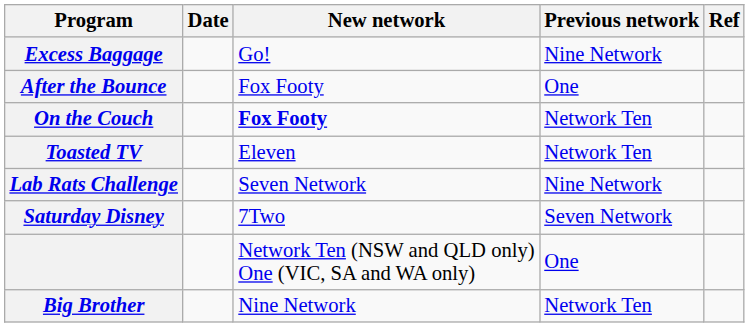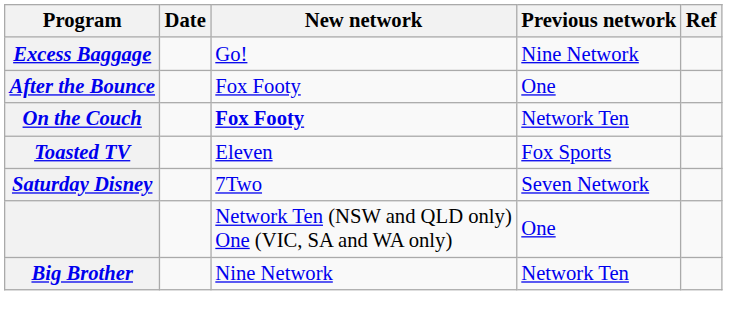(598, 151) Network Ten -> (566, 151) Fox Sports
- row: (94, 184)
